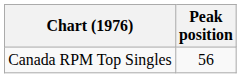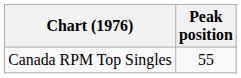(206, 60) 56 -> (206, 60) 55
